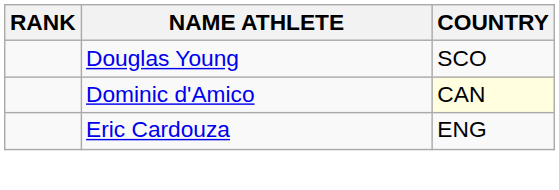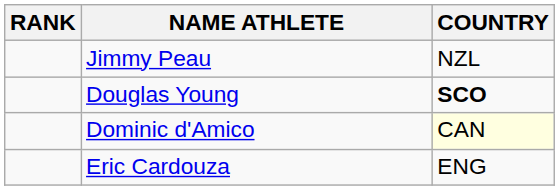+ row: (149, 58)
(462, 58) normal -> (462, 94) bold
